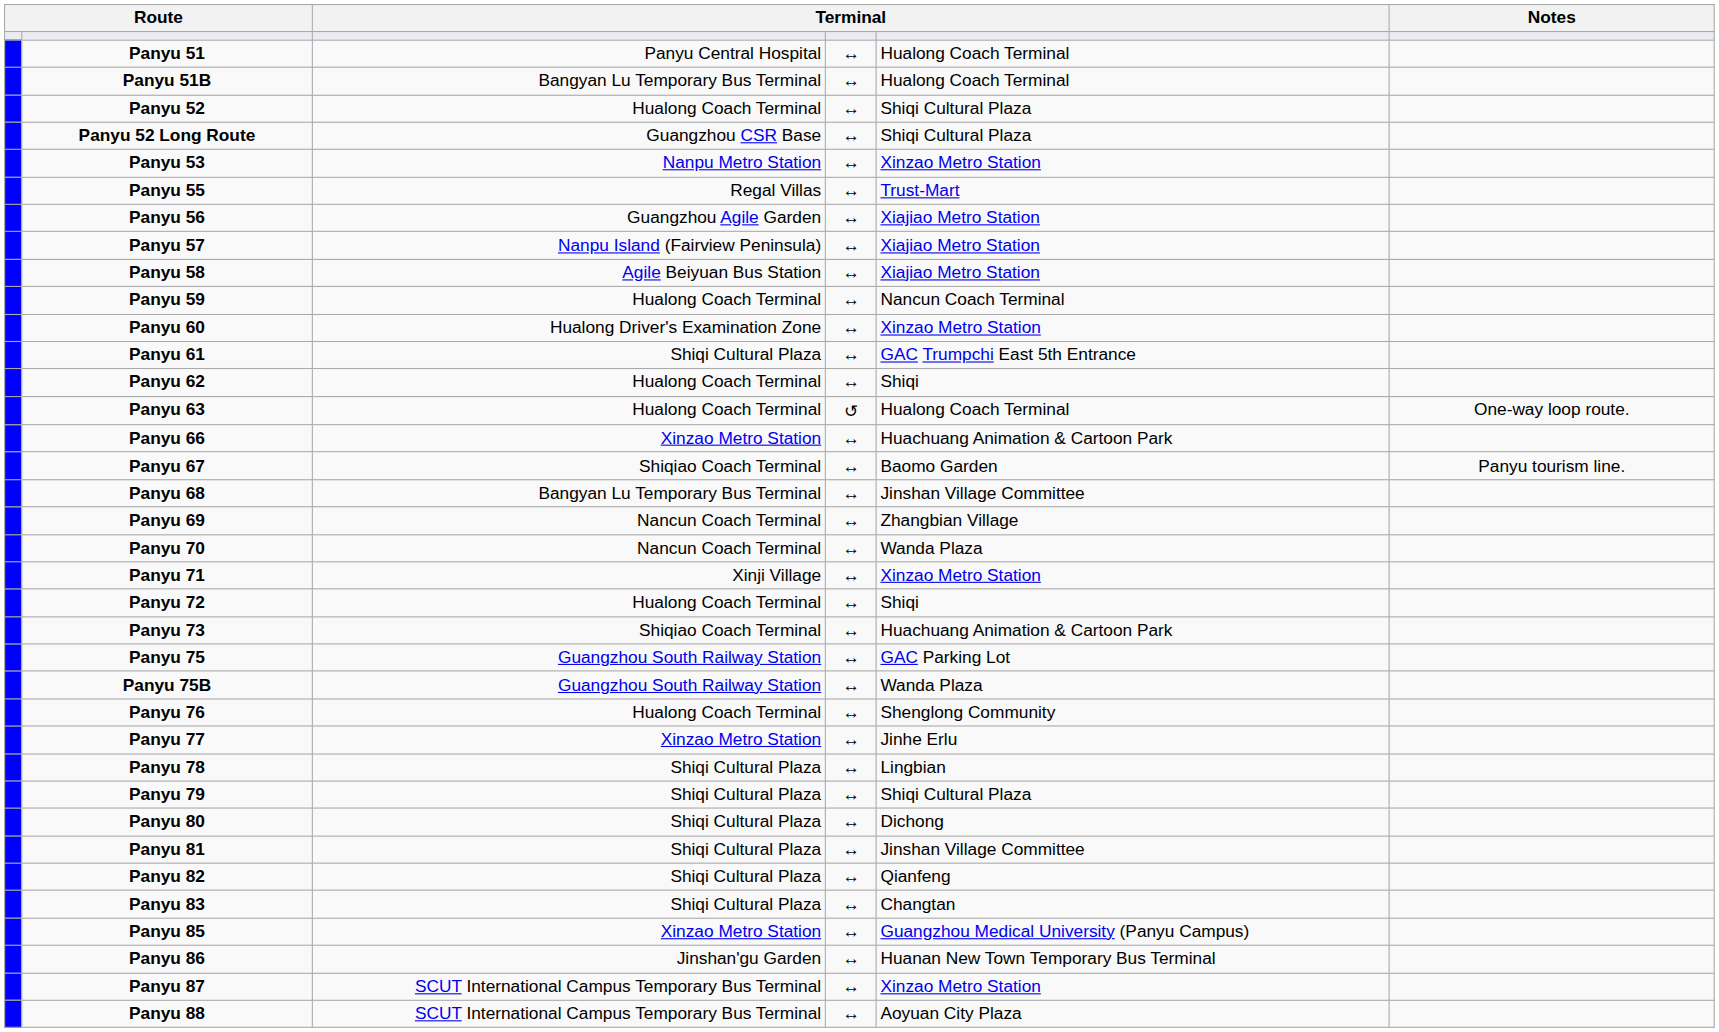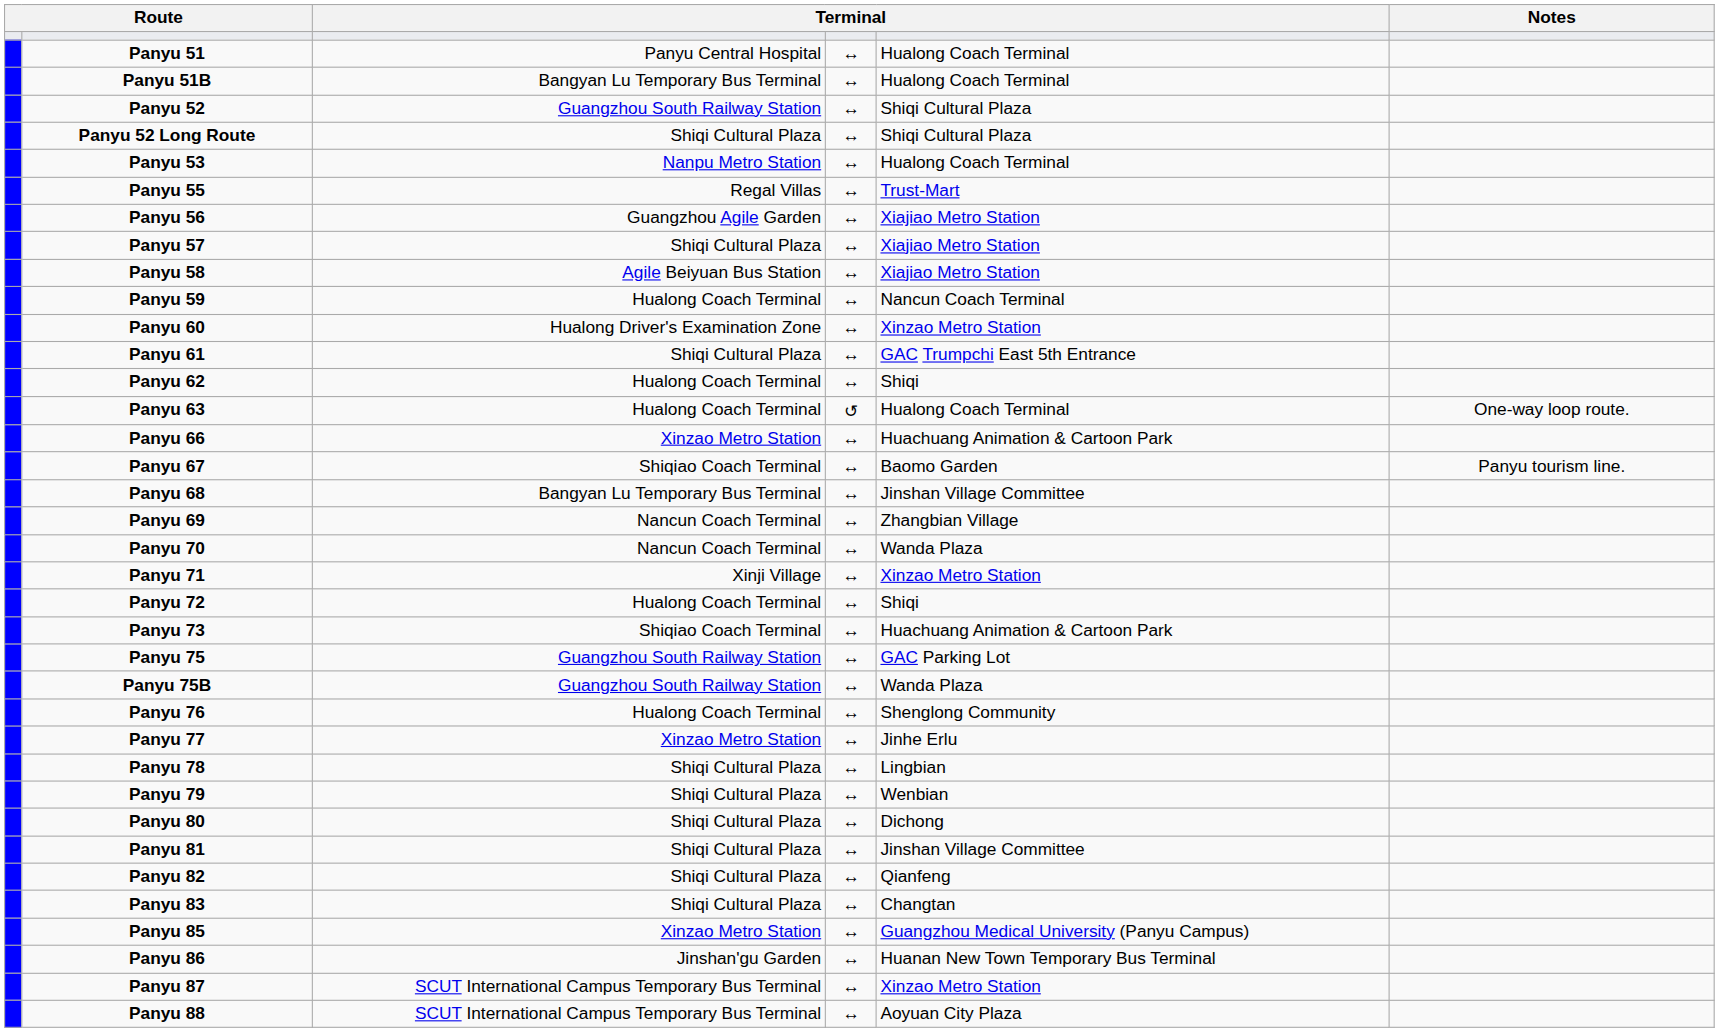(727, 108) Hualong Coach Terminal -> (690, 108) Guangzhou South Railway Station
(734, 135) Guangzhou CSR Base -> (746, 135) Shiqi Cultural Plaza
(961, 163) Xinzao Metro Station -> (975, 163) Hualong Coach Terminal
(690, 245) Nanpu Island (Fairview Peninsula) -> (746, 245) Shiqi Cultural Plaza
(956, 794) Shiqi Cultural Plaza -> (914, 794) Wenbian
